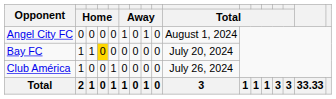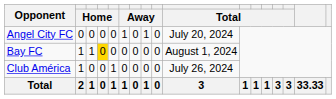(201, 34) August 1, 2024 -> (201, 34) July 20, 2024
(201, 51) July 20, 2024 -> (201, 51) August 1, 2024
